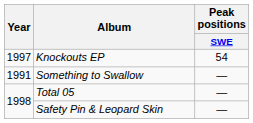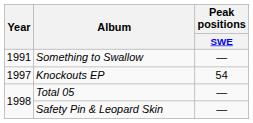rows swapped: (90, 75) <-> (70, 58)
